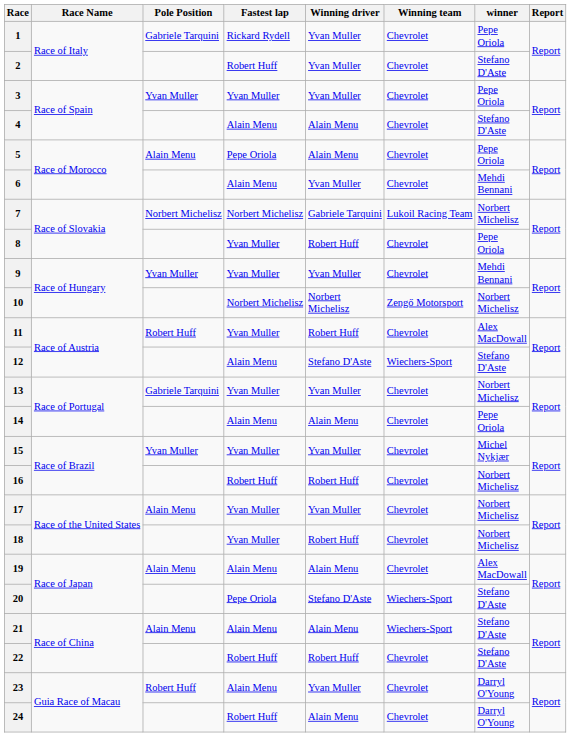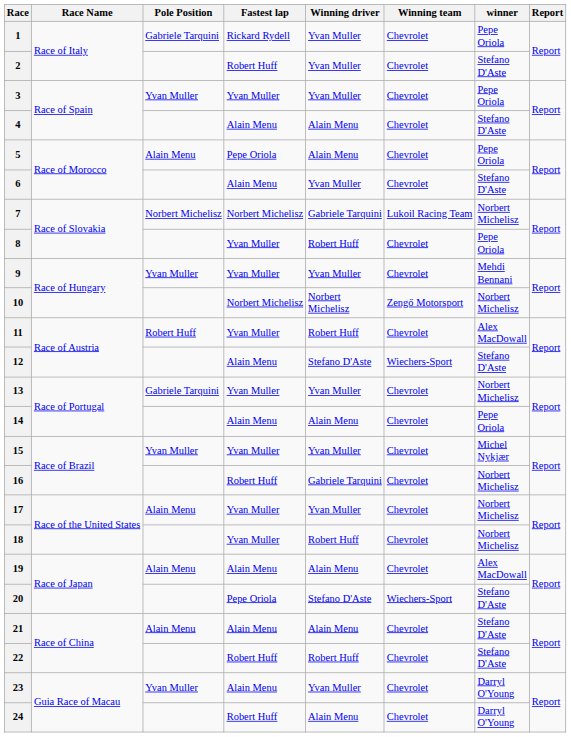(495, 184) Mehdi Bennani -> (493, 184) Stefano D'Aste
(333, 480) Robert Huff -> (345, 480) Gabriele Tarquini
(419, 628) Wiechers-Sport -> (407, 628) Chevrolet
(171, 687) Robert Huff -> (172, 687) Yvan Muller
